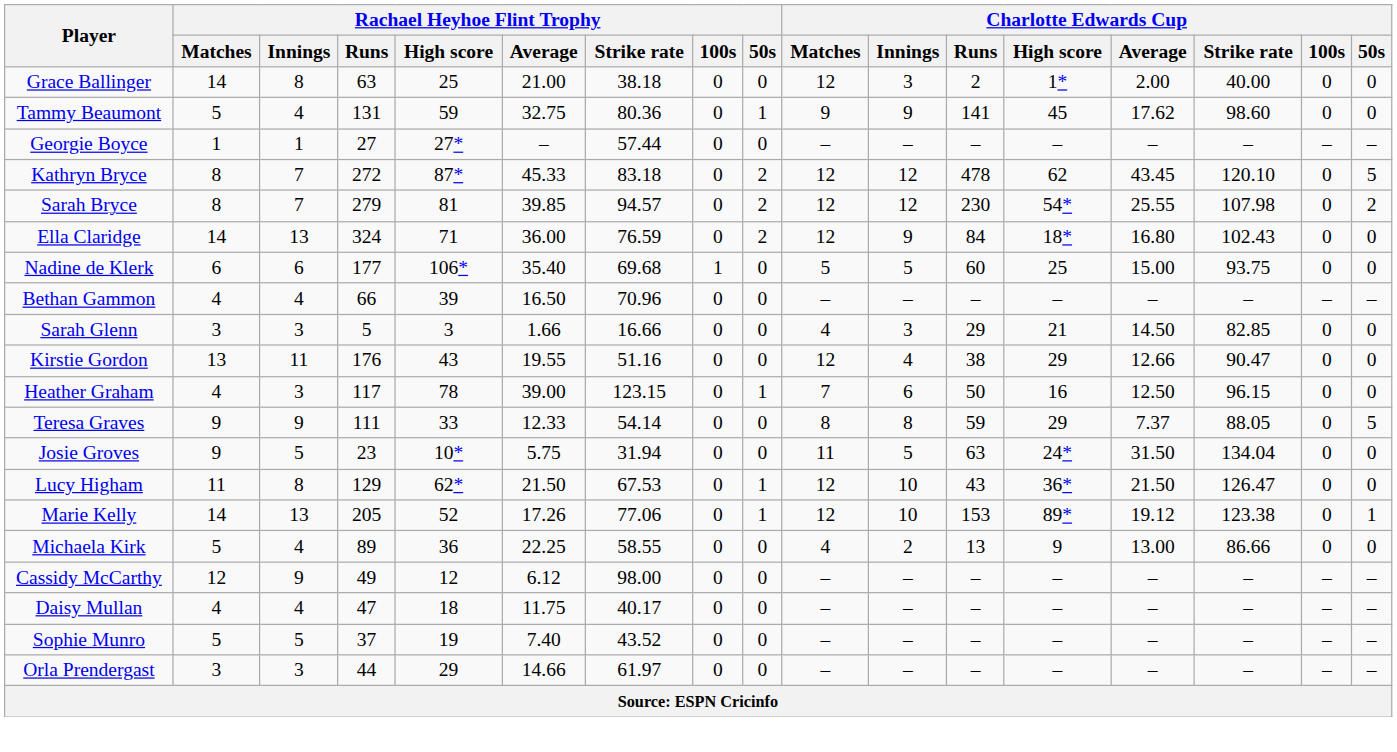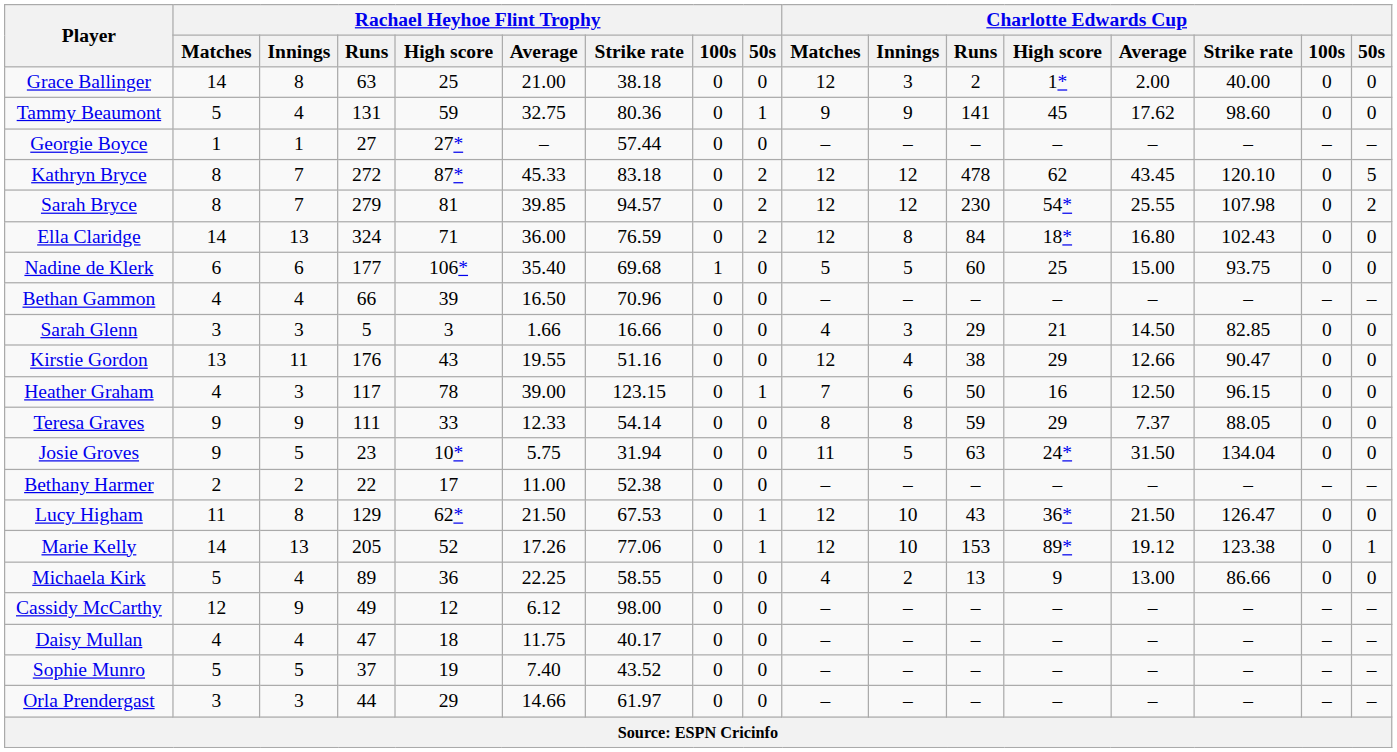(908, 236) 9 -> (908, 236) 8
(1372, 422) 5 -> (1372, 422) 0
+ row: (89, 484)
